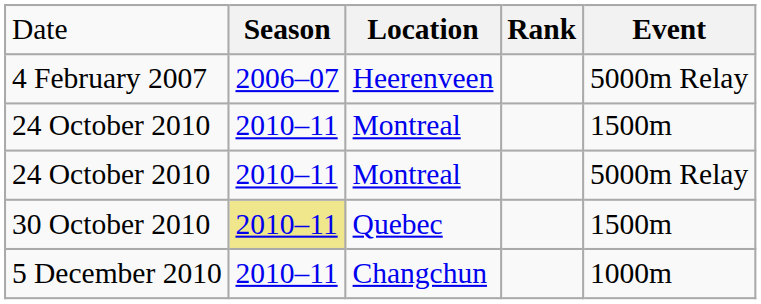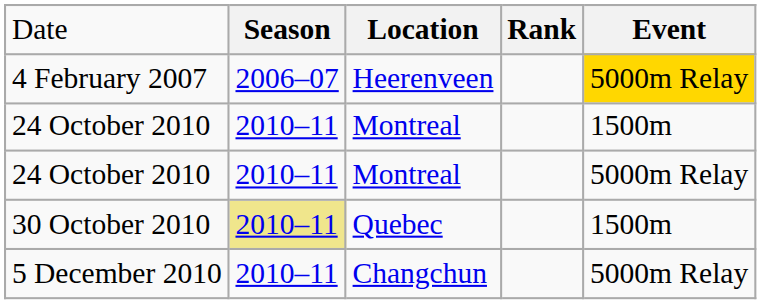(669, 77) no background -> (669, 77) gold background
(631, 272) 1000m -> (669, 272) 5000m Relay
